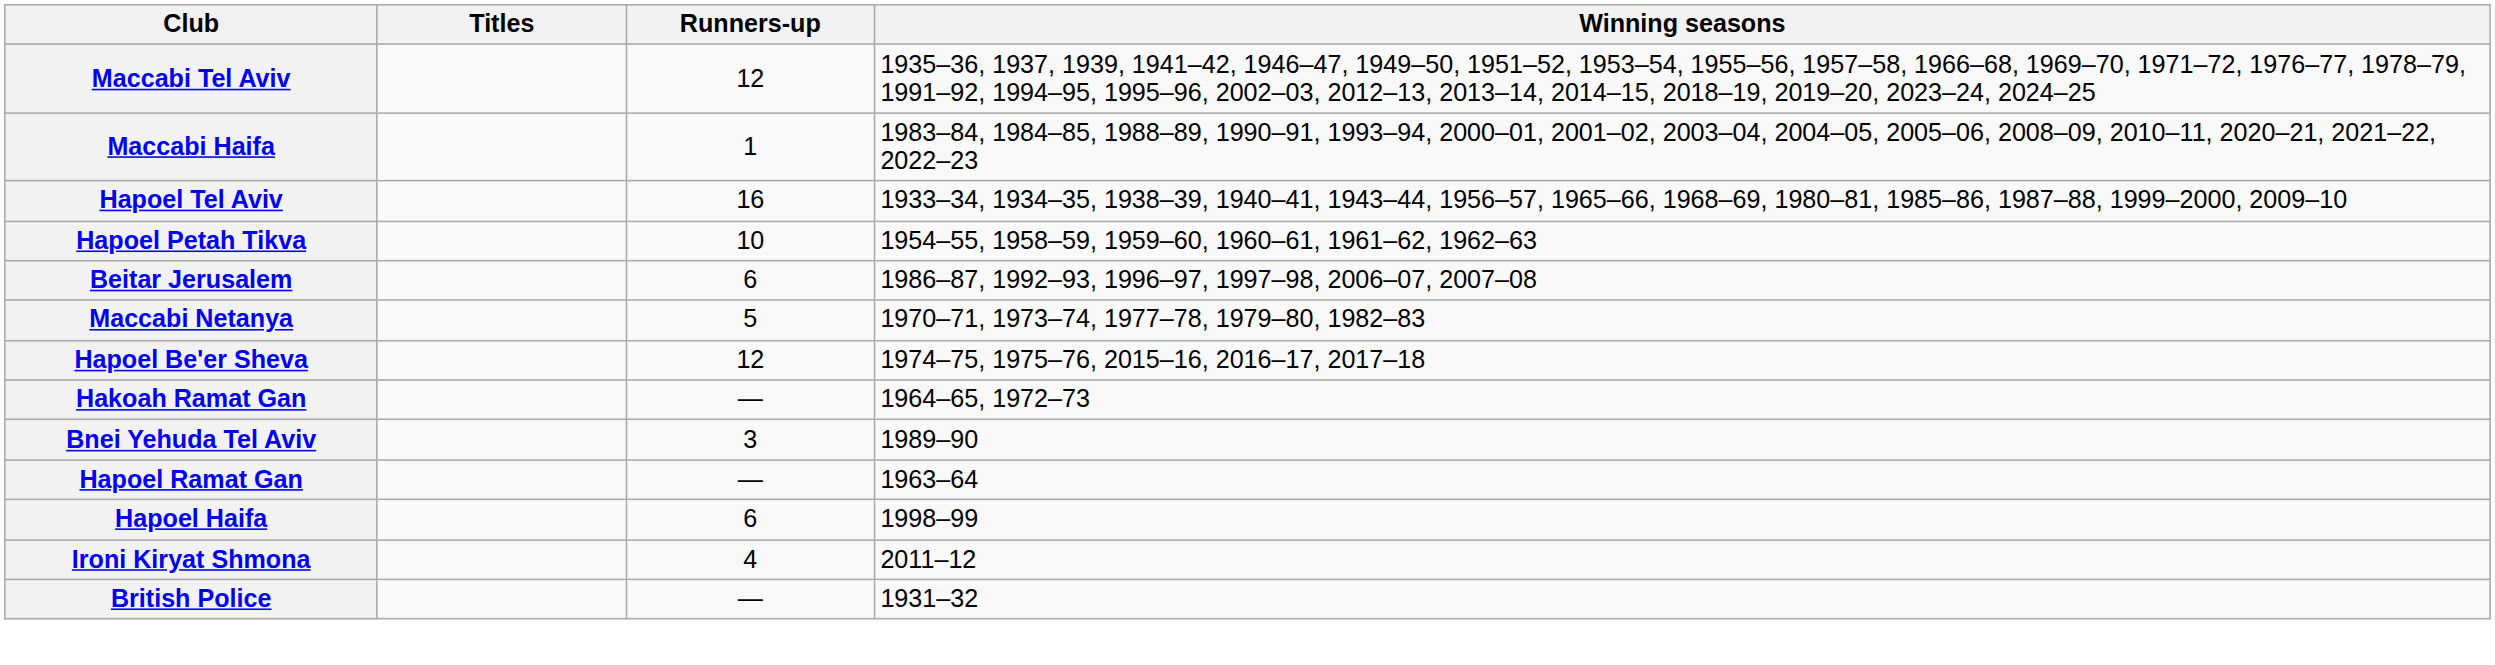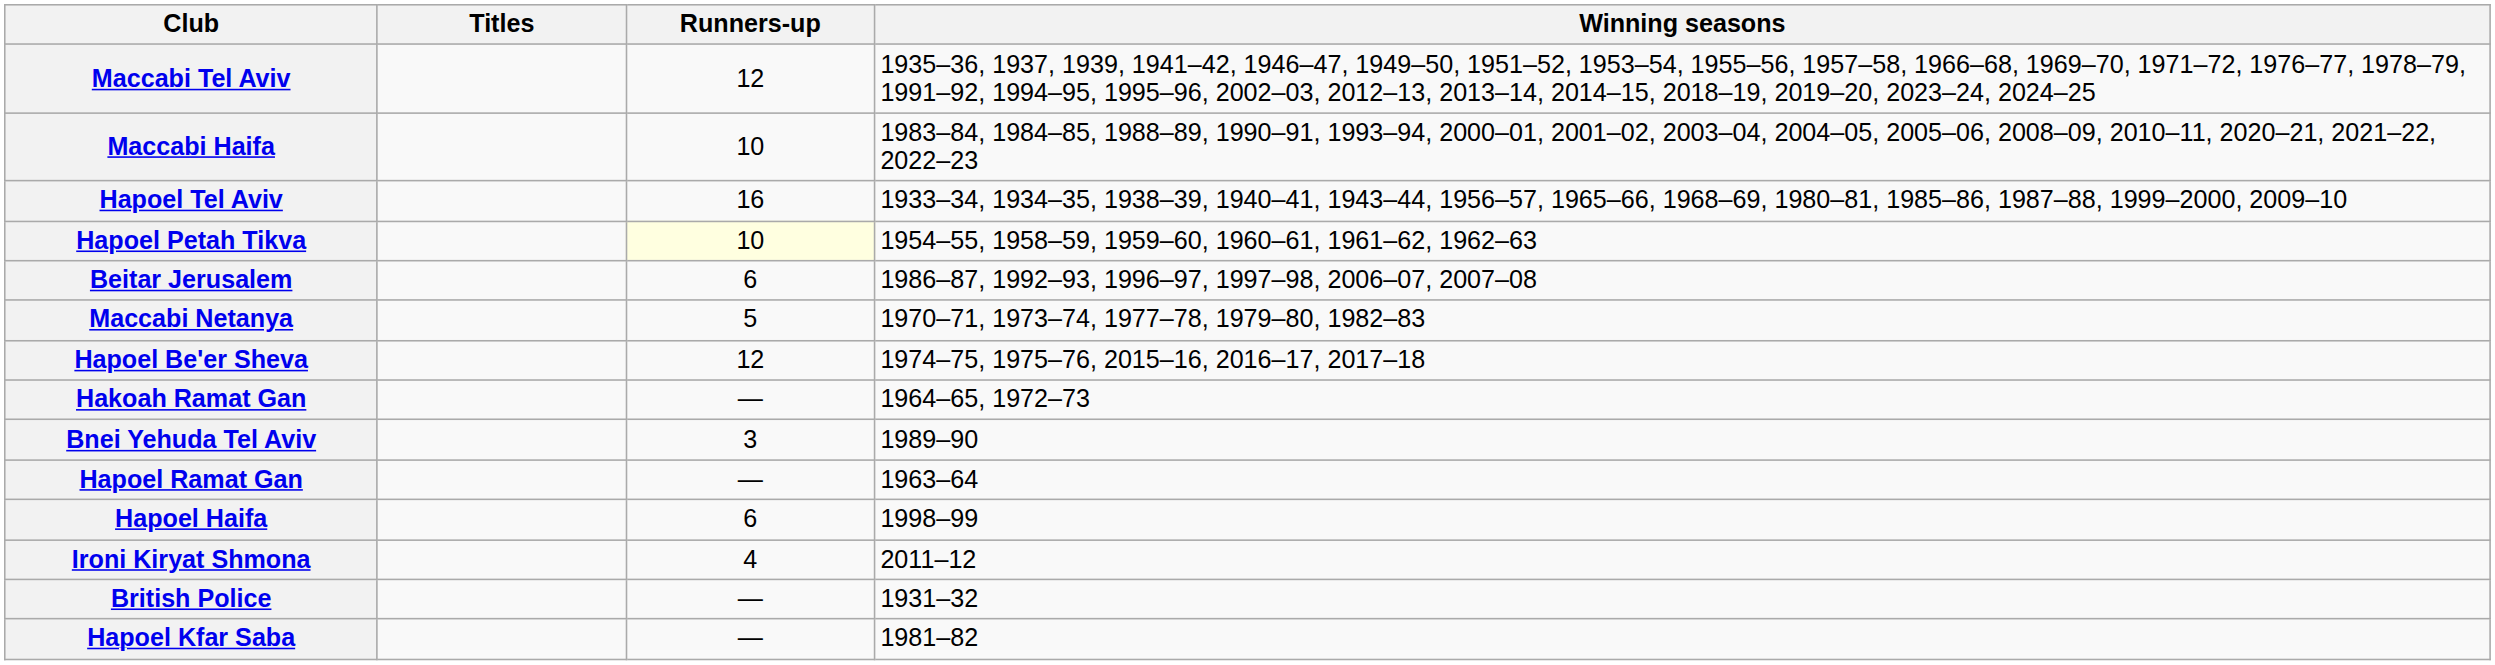(750, 146) 1 -> (750, 146) 10
(750, 240) no background -> (750, 240) lightyellow background
+ row: (191, 638)
